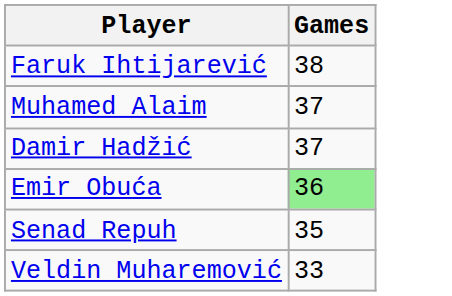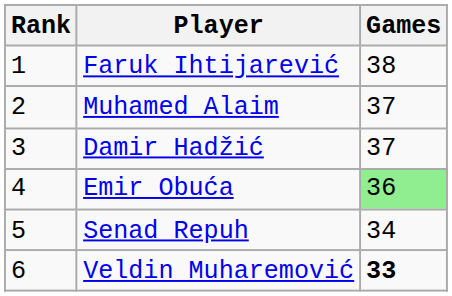+ column: (41, 25)
(309, 230) 35 -> (381, 230) 34
(309, 271) normal -> (381, 271) bold
